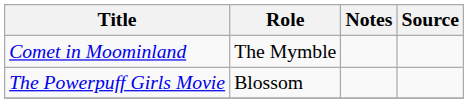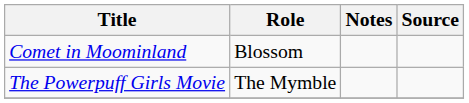(285, 51) The Mymble -> (269, 51) Blossom
(269, 82) Blossom -> (285, 82) The Mymble
